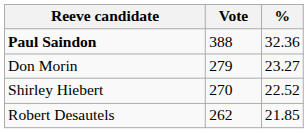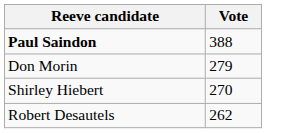- column: (282, 16)
